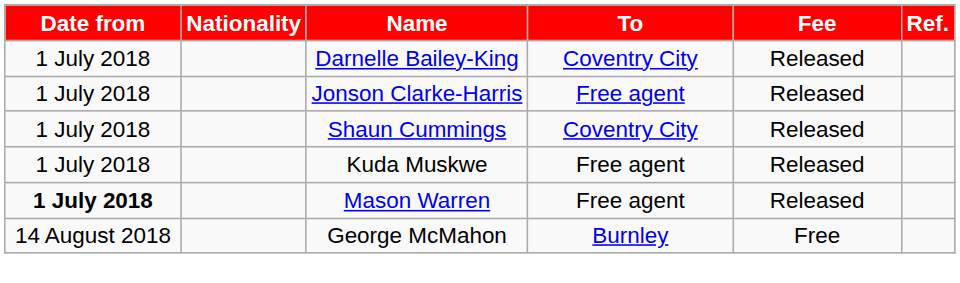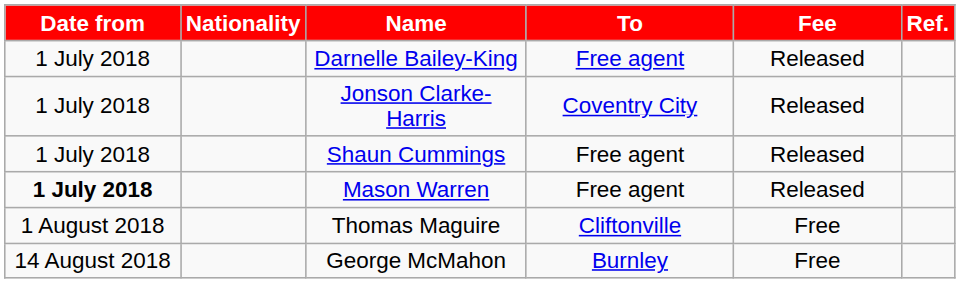(630, 58) Coventry City -> (630, 58) Free agent
(630, 94) Free agent -> (630, 106) Coventry City
(630, 129) Coventry City -> (630, 154) Free agent
- row: (417, 165)
+ row: (416, 225)
